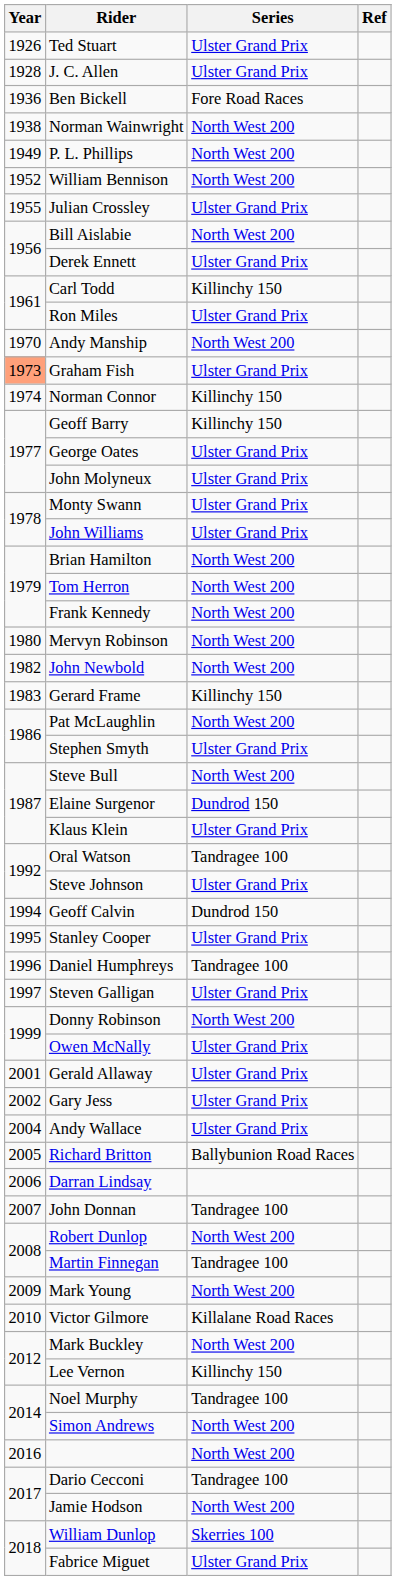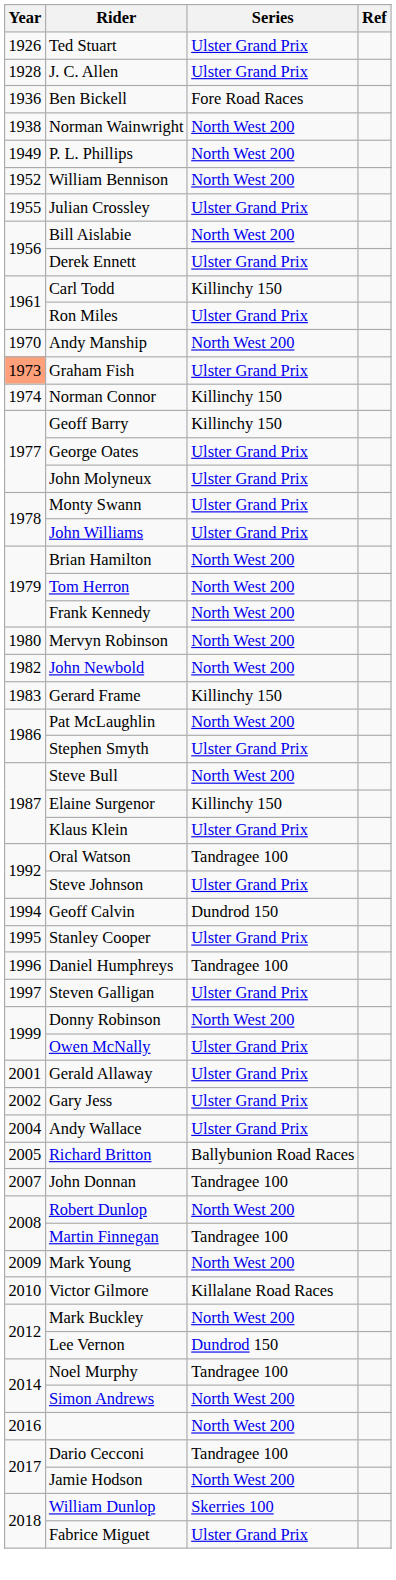(235, 803) Dundrod 150 -> (237, 803) Killinchy 150
- row: (100, 1182)
(237, 1372) Killinchy 150 -> (235, 1345) Dundrod 150
